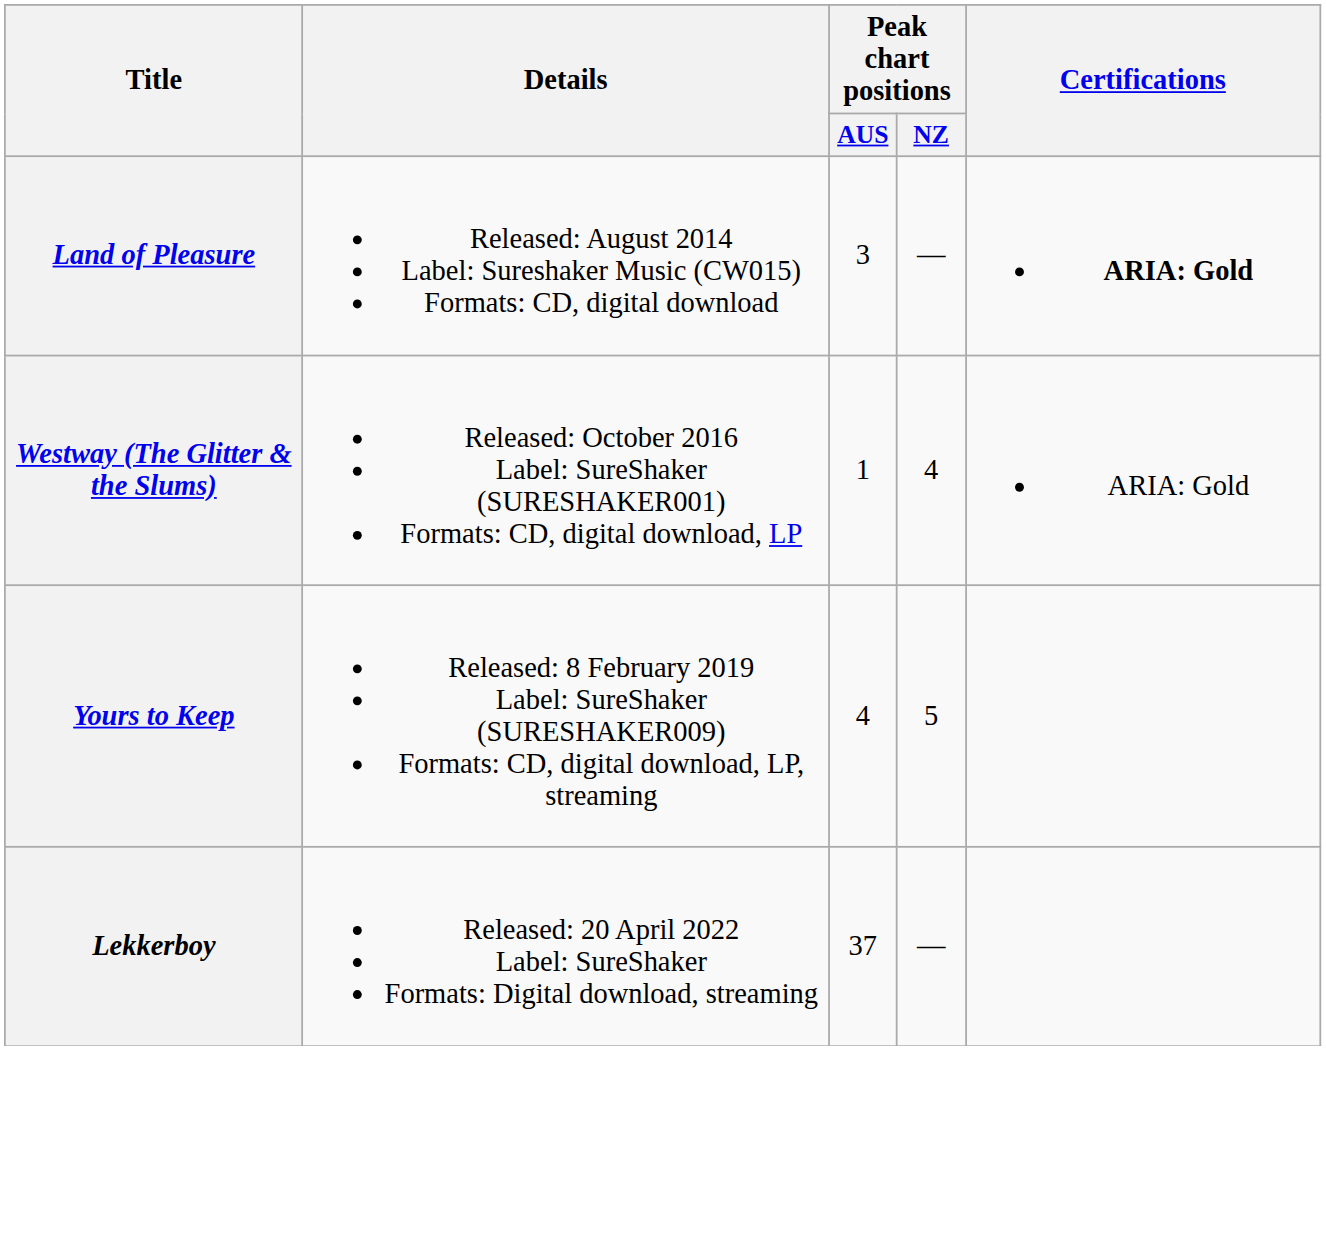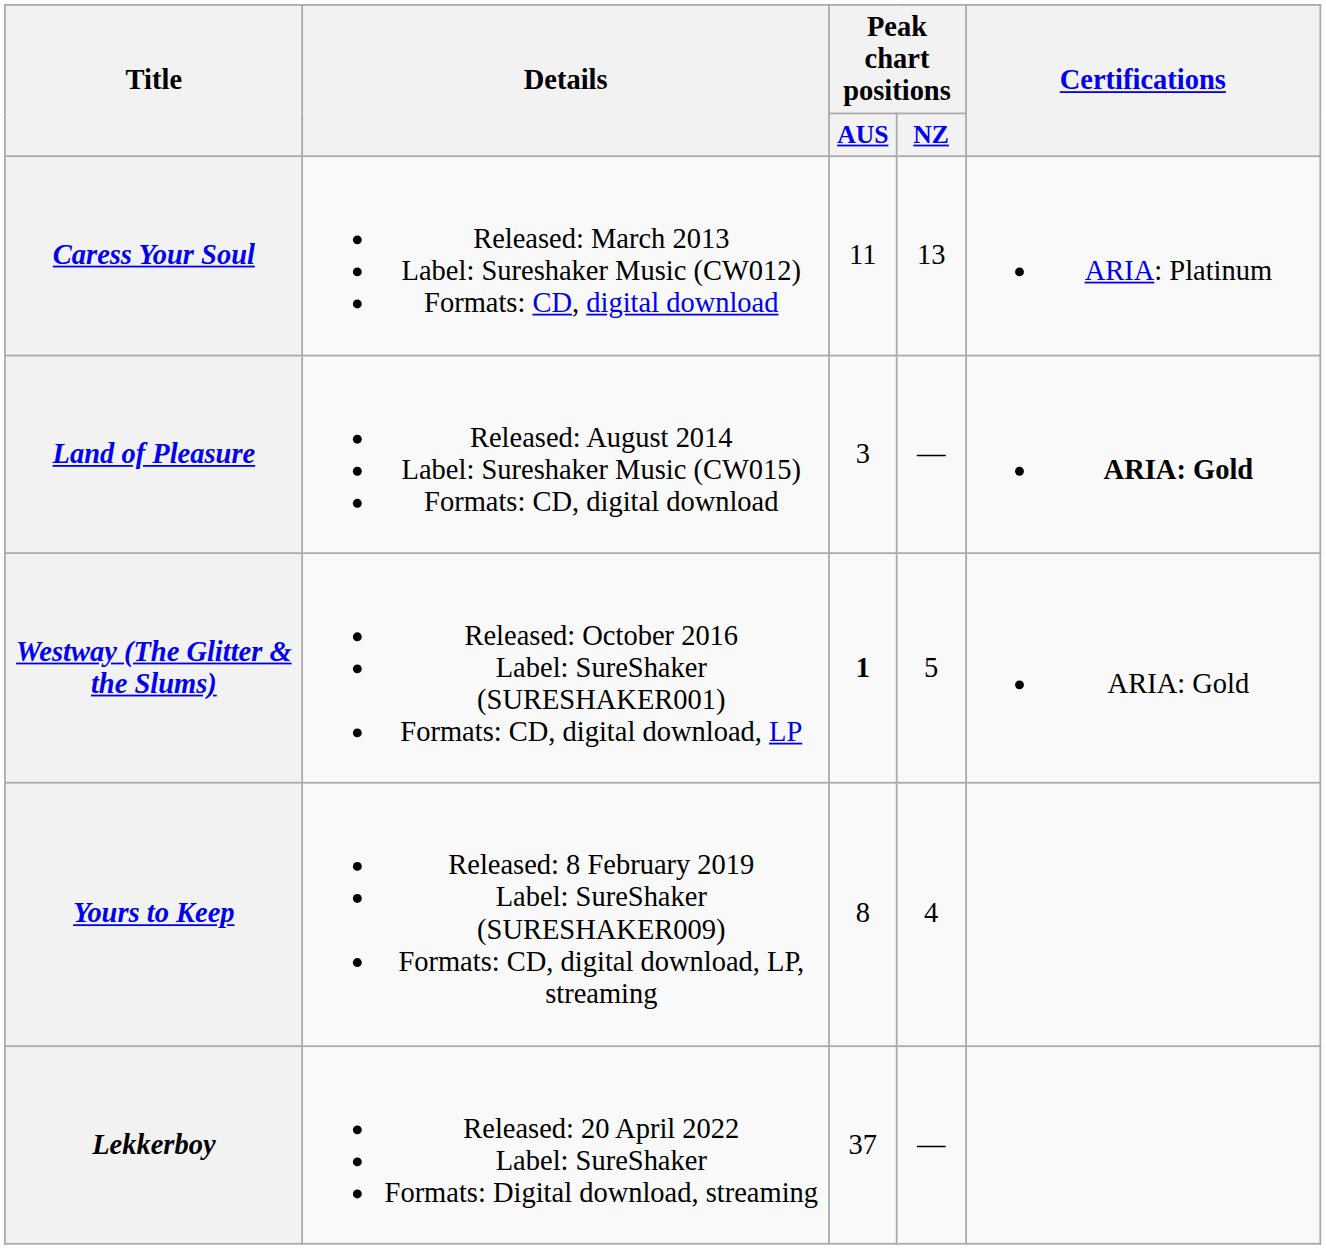+ row: (154, 255)
(863, 469) normal -> (863, 667) bold
(931, 469) 4 -> (931, 667) 5
(863, 715) 4 -> (863, 913) 8
(931, 715) 5 -> (931, 913) 4
